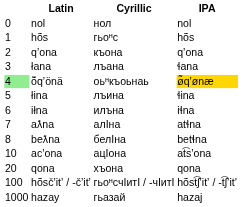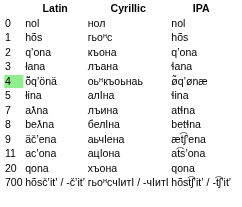(195, 81) gold background -> (190, 81) no background
(109, 96) лъина -> (101, 96) алIна
- row: (39, 110)
(107, 125) алIна -> (103, 110) лъина
+ row: (41, 139)
(11, 154) 10 -> (10, 154) 11
(14, 183) 100 -> (14, 183) 700
- row: (45, 197)
